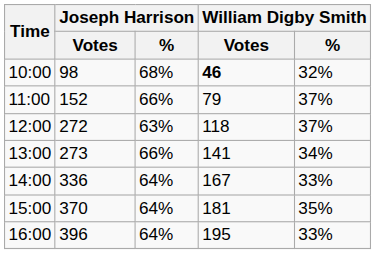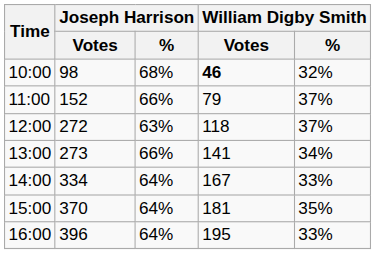(74, 180) 336 -> (74, 180) 334
